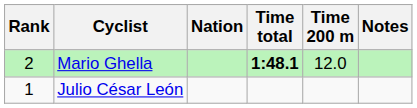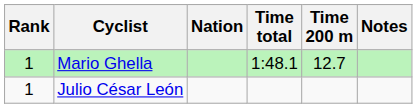(29, 63) 2 -> (29, 63) 1
(275, 63) bold -> (274, 63) normal
(330, 63) 12.0 -> (329, 63) 12.7
